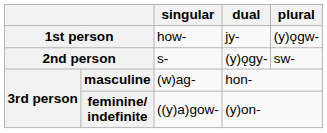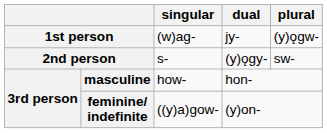(172, 36) how- -> (176, 36) (w)ag-
(176, 79) (w)ag- -> (172, 79) how-
